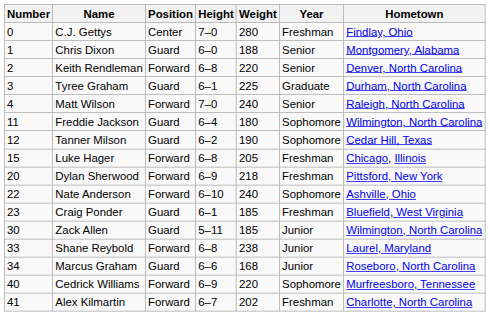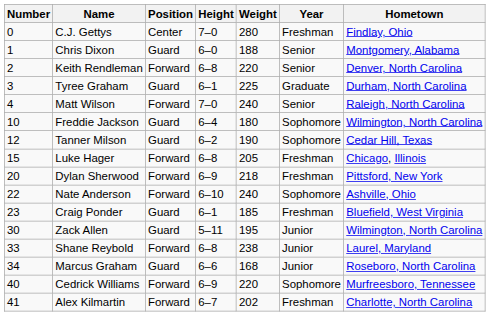(13, 122) 11 -> (13, 122) 10
(249, 230) 185 -> (249, 230) 195
